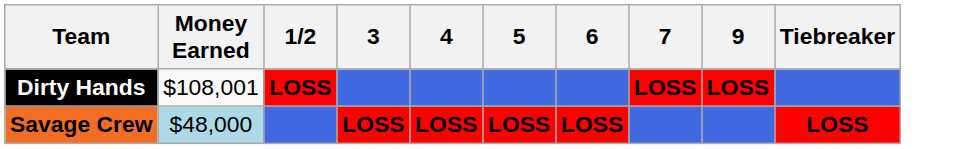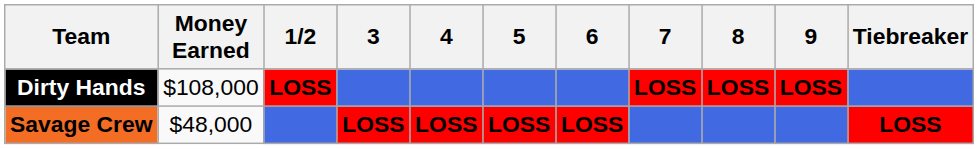+ column: (738, 36)
(211, 87) $108,001 -> (211, 87) $108,000
(211, 125) lightblue background -> (211, 125) no background
